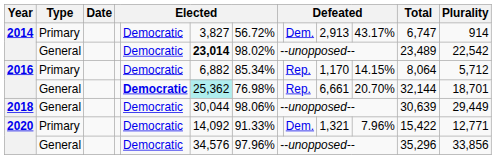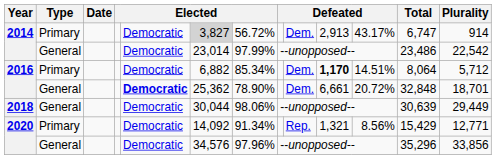(214, 32) no background -> (214, 32) lightgrey background
(211, 51) bold -> (211, 51) normal
(255, 51) 98.02% -> (255, 51) 97.99%
(418, 51) 23,489 -> (418, 51) 23,486
(298, 70) Rep. -> (300, 70) Dem.
(334, 70) normal -> (334, 70) bold
(375, 70) 14.15% -> (375, 70) 14.51%
(211, 88) paleturquoise background -> (211, 88) no background
(255, 88) 76.98% -> (255, 88) 78.90%
(298, 88) Rep. -> (300, 88) Dem.
(375, 88) 20.70% -> (375, 88) 20.72%
(418, 88) 32,144 -> (418, 88) 32,848
(255, 126) 91.33% -> (255, 126) 91.34%
(300, 126) Dem. -> (298, 126) Rep.
(378, 126) 7.96% -> (378, 126) 8.56%
(418, 126) 15,422 -> (418, 126) 15,429
